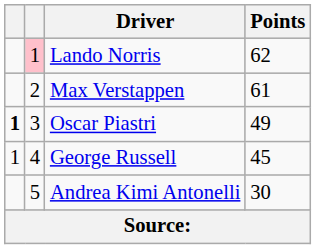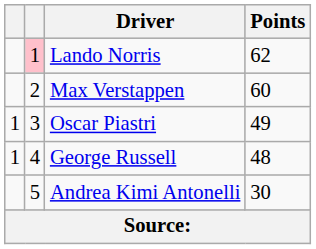(261, 89) 61 -> (261, 89) 60
(15, 123) bold -> (15, 123) normal
(261, 157) 45 -> (261, 157) 48
